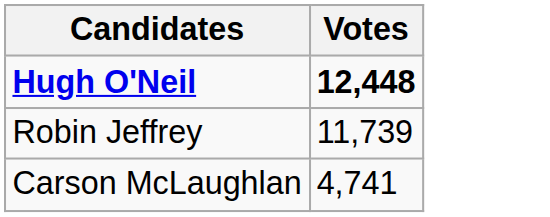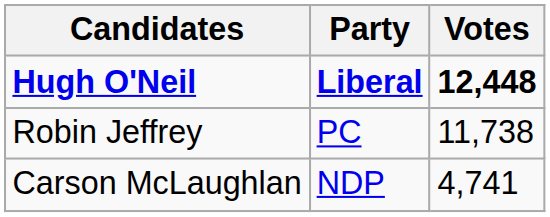+ column: (370, 30)
(365, 132) 11,739 -> (486, 132) 11,738
